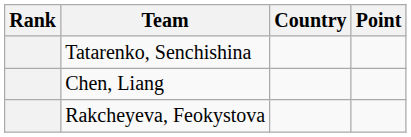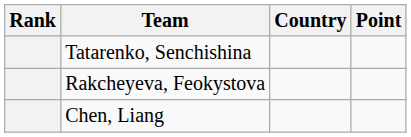rows swapped: (115, 83) <-> (165, 115)
